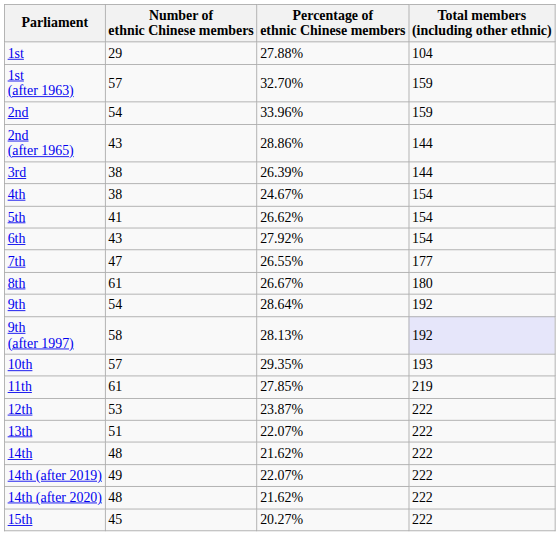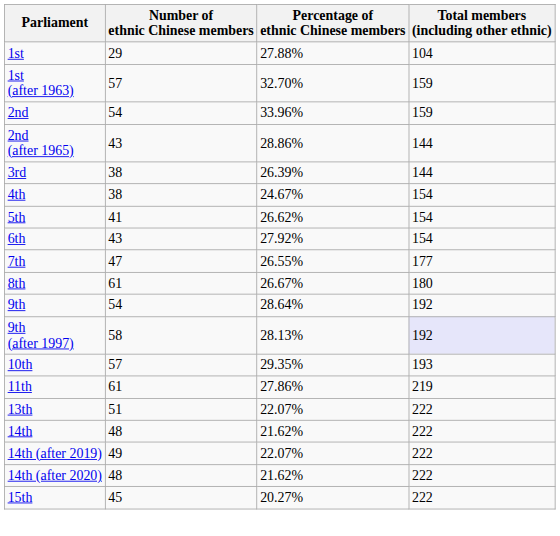(282, 387) 27.85% -> (282, 387) 27.86%
- row: (20, 409)
